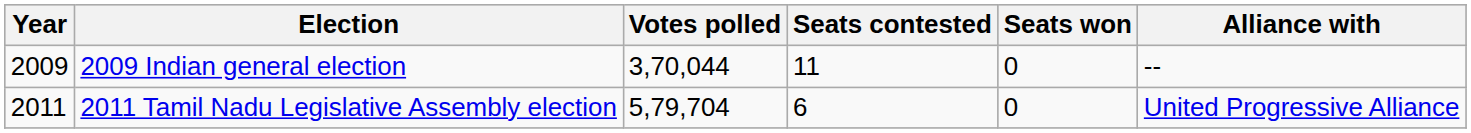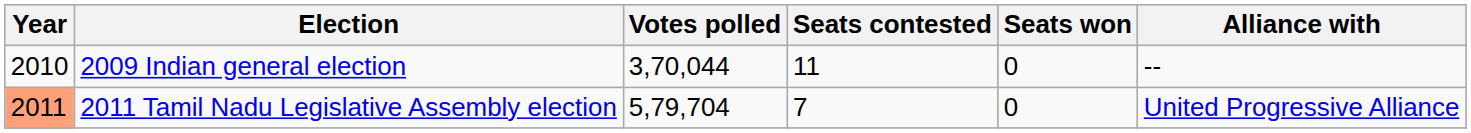(40, 66) 2009 -> (40, 66) 2010
(39, 107) no background -> (39, 107) lightsalmon background
(800, 107) 6 -> (800, 107) 7
